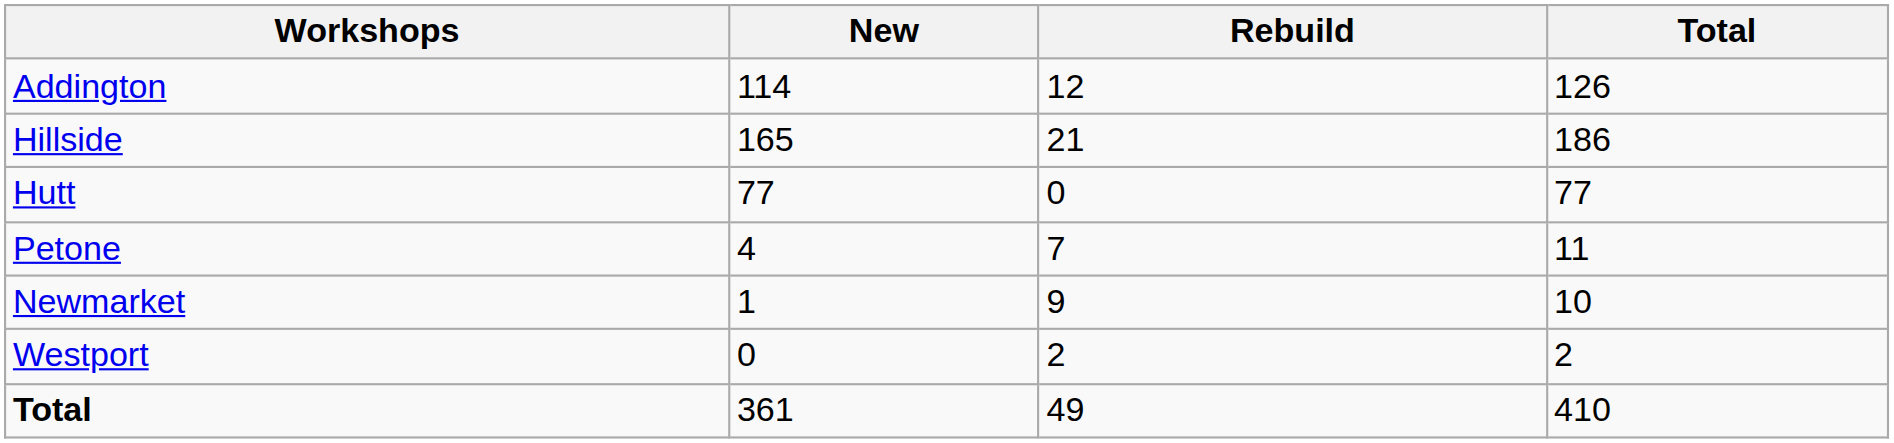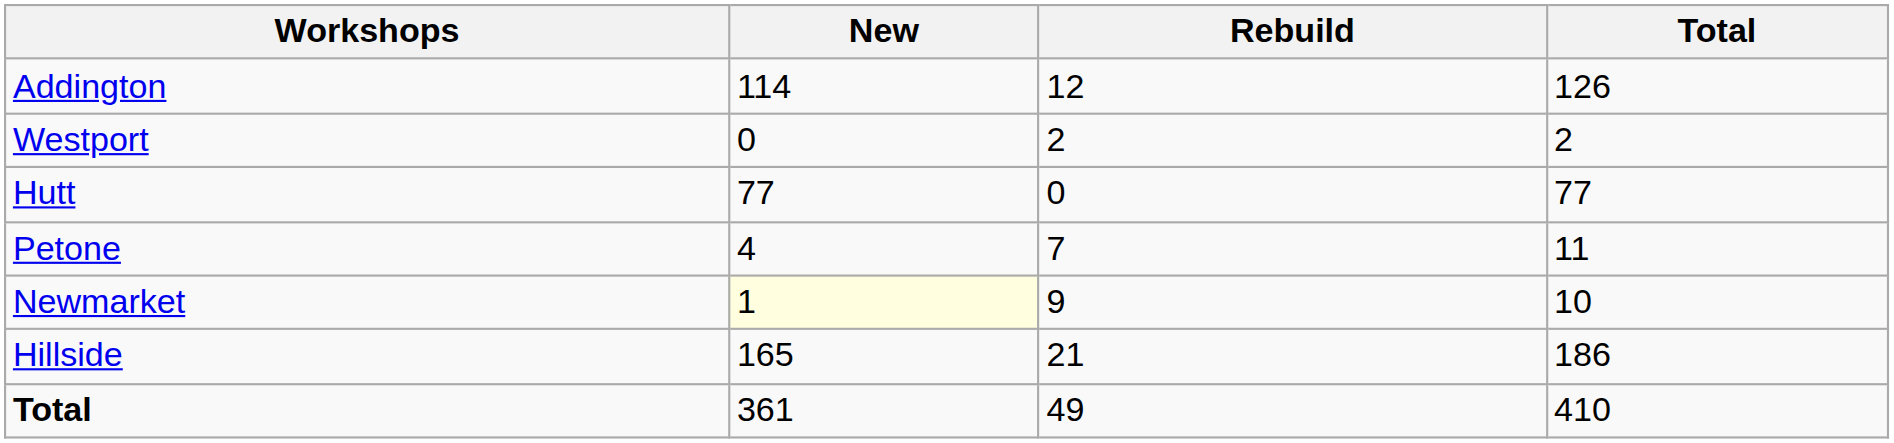rows swapped: (68, 139) <-> (81, 355)
(746, 301) no background -> (746, 301) lightyellow background
